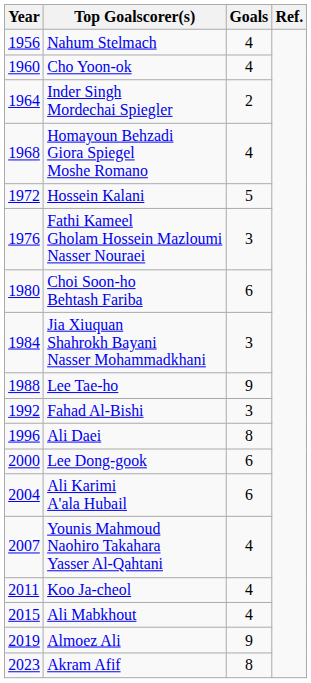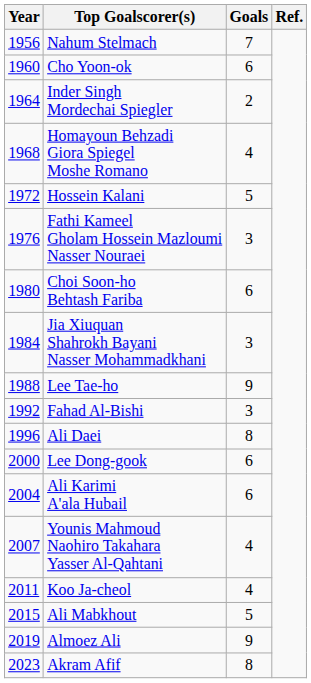(249, 42) 4 -> (249, 42) 7
(249, 67) 4 -> (249, 67) 6
(249, 615) 4 -> (249, 615) 5
